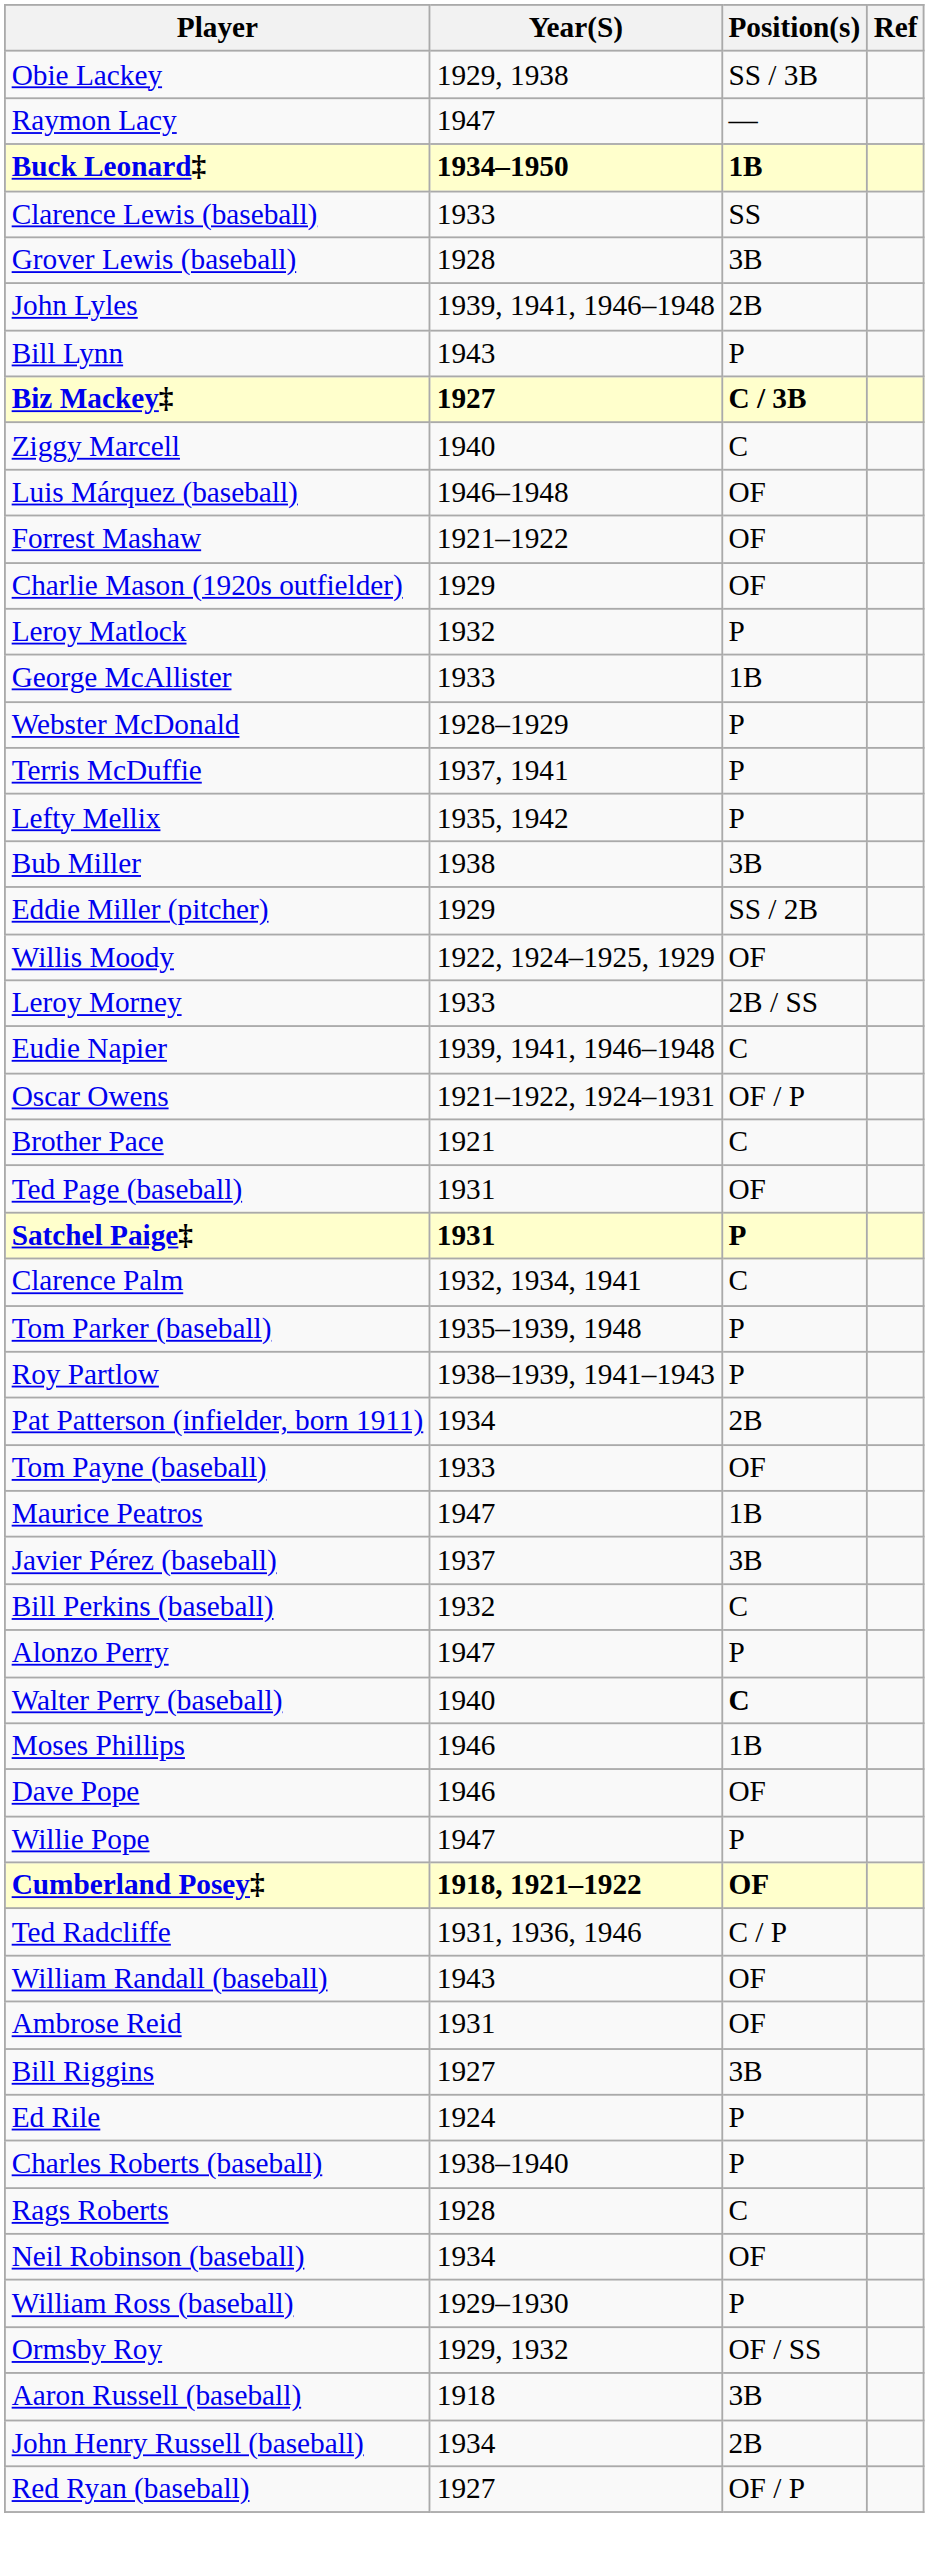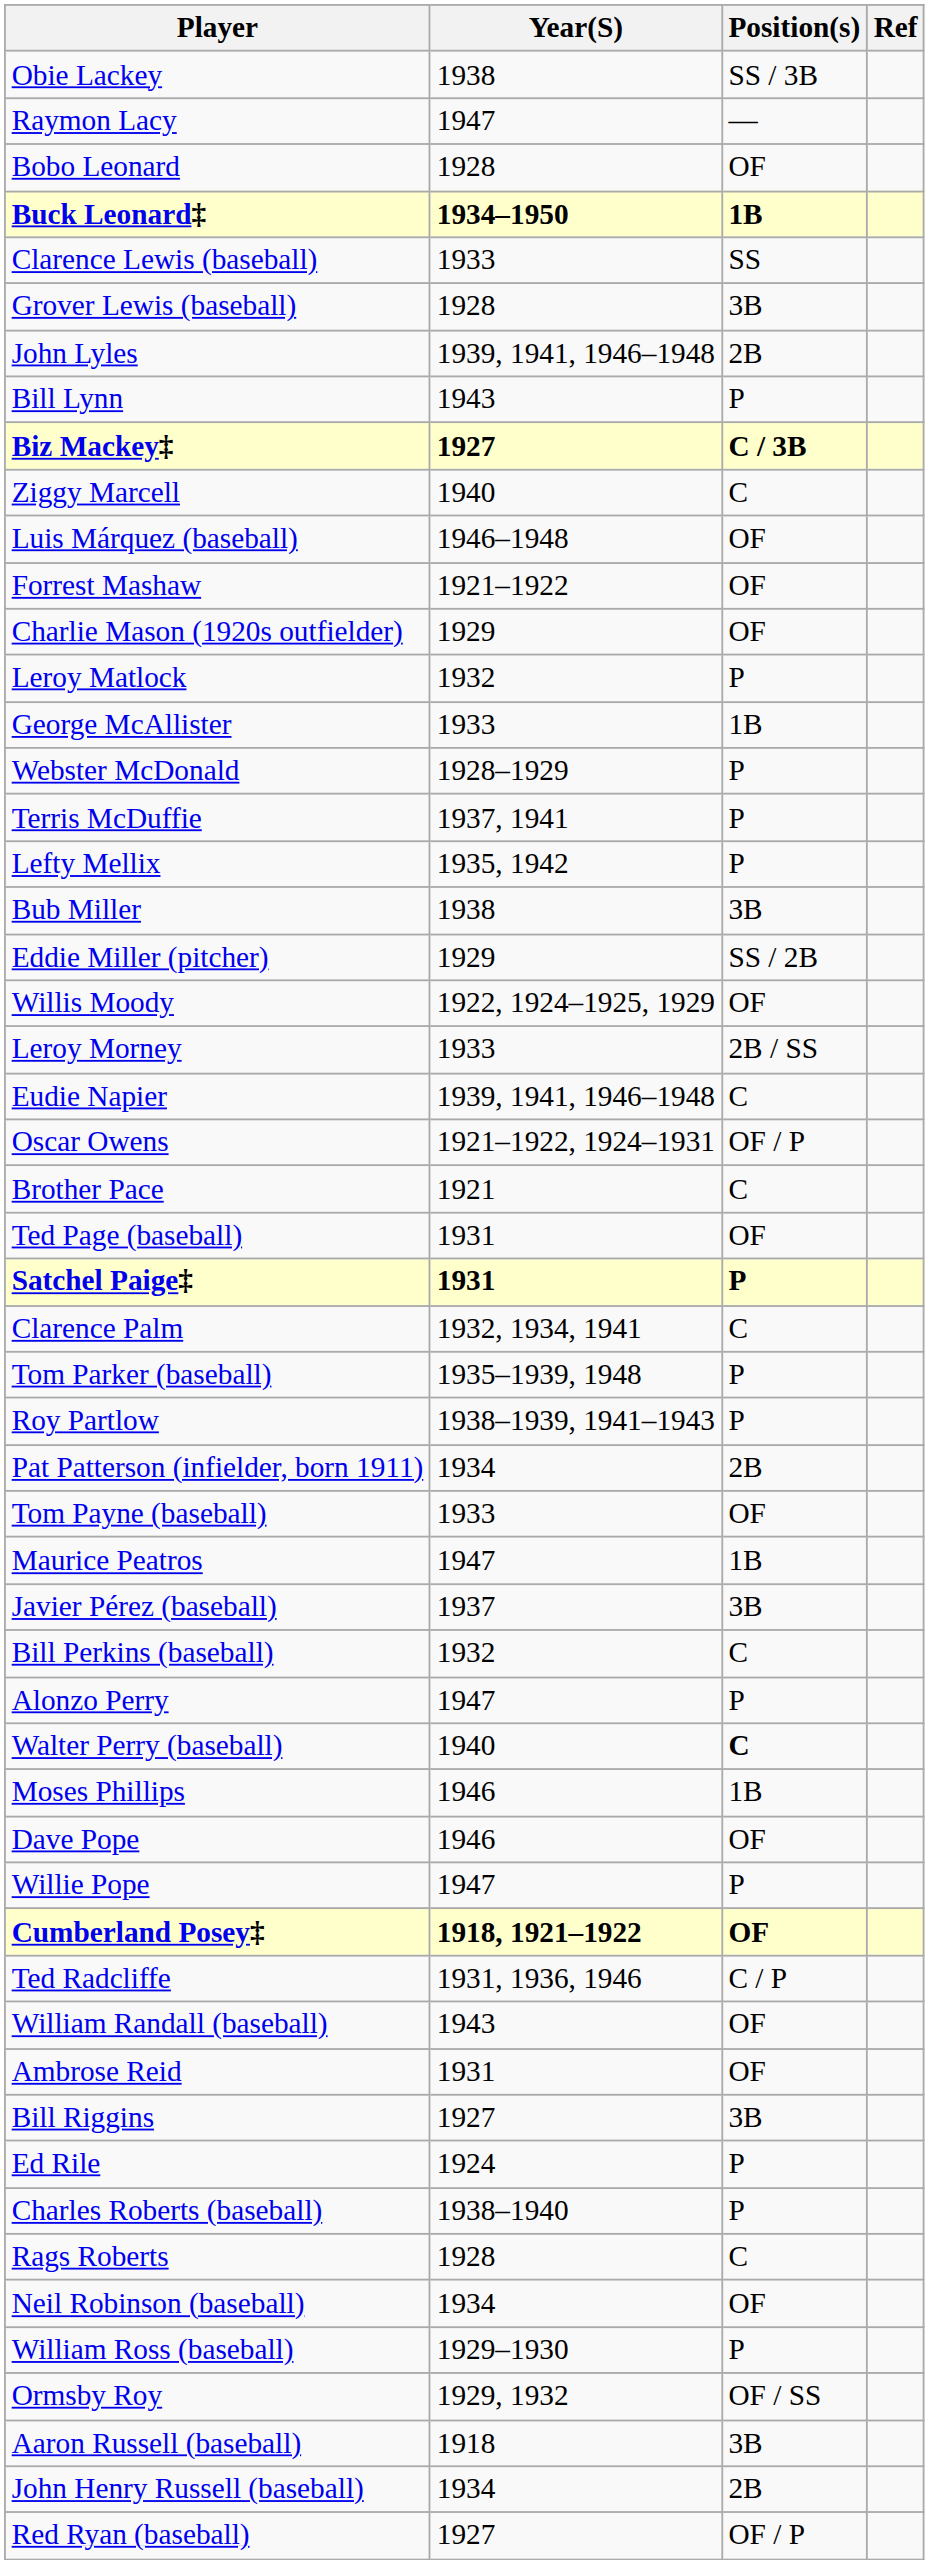(503, 74) 1929, 1938 -> (466, 74) 1938
+ row: (96, 167)
